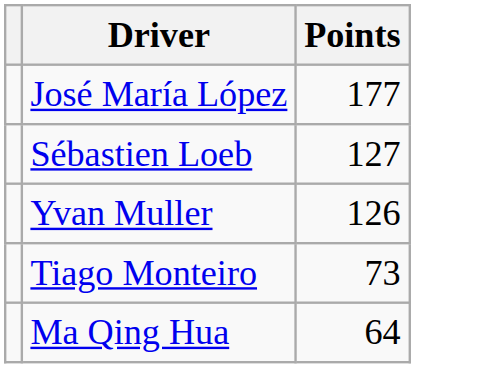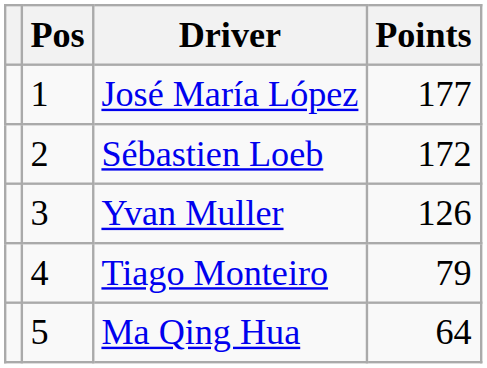+ column: (58, 34)
(373, 153) 127 -> (445, 153) 172
(383, 273) 73 -> (454, 273) 79
